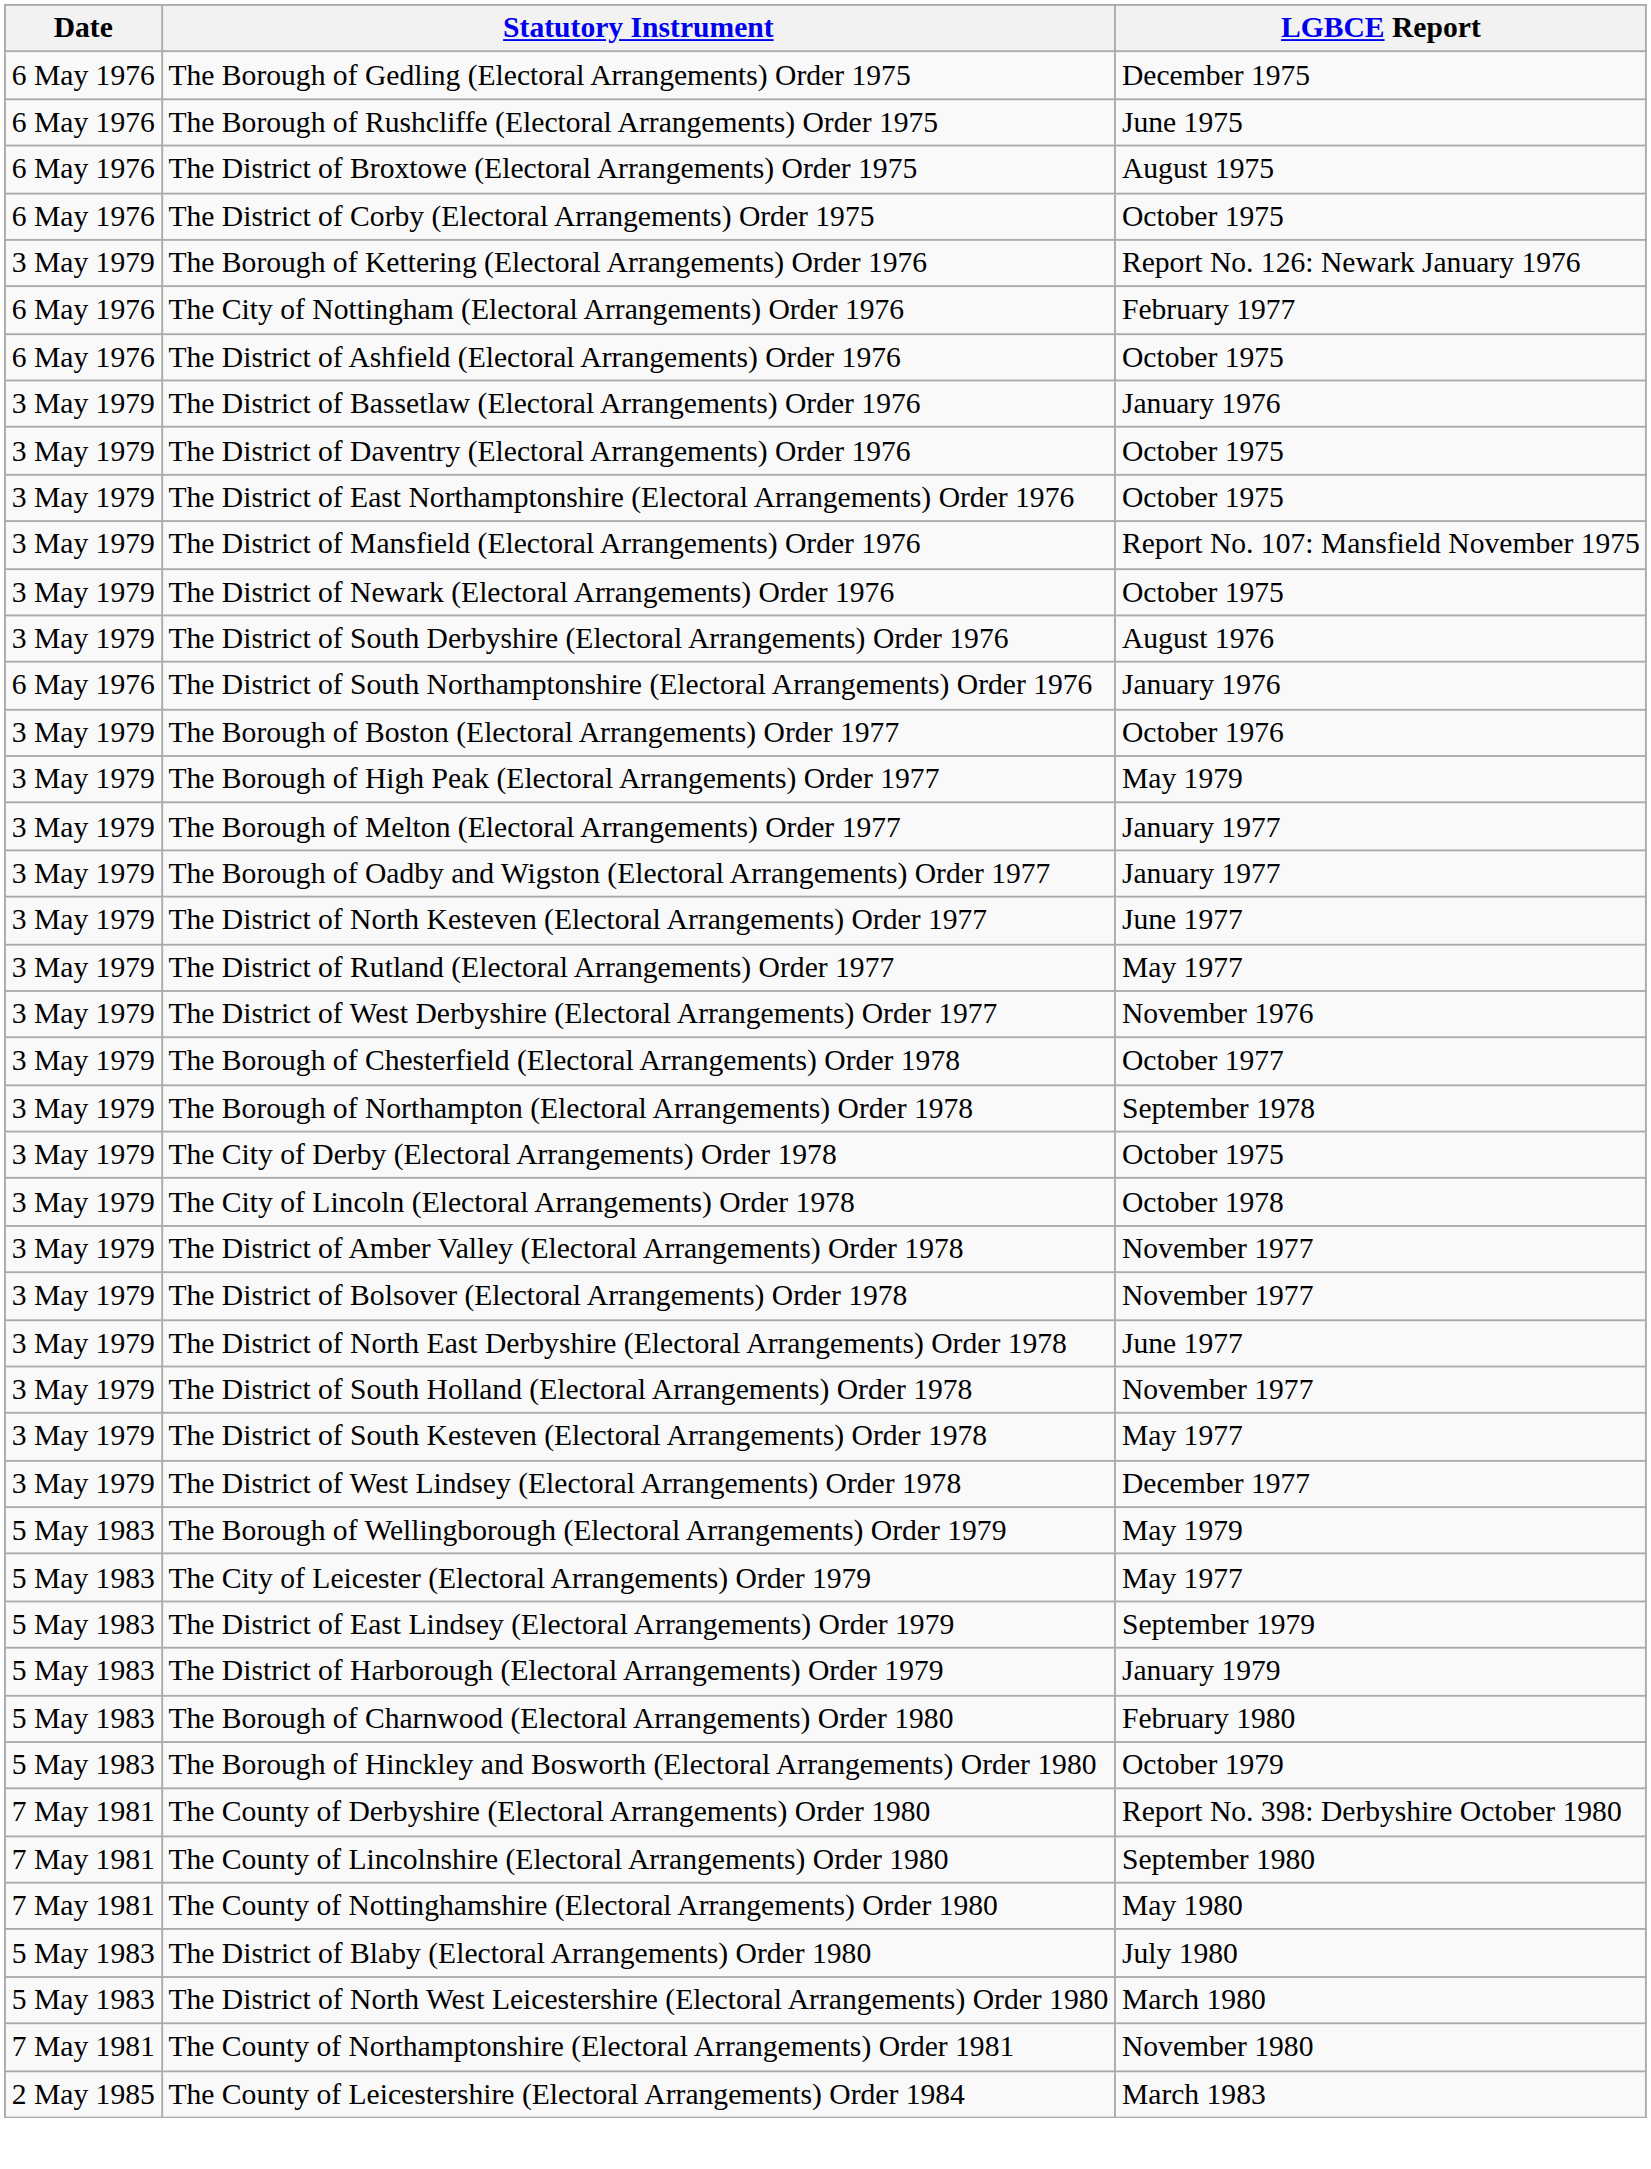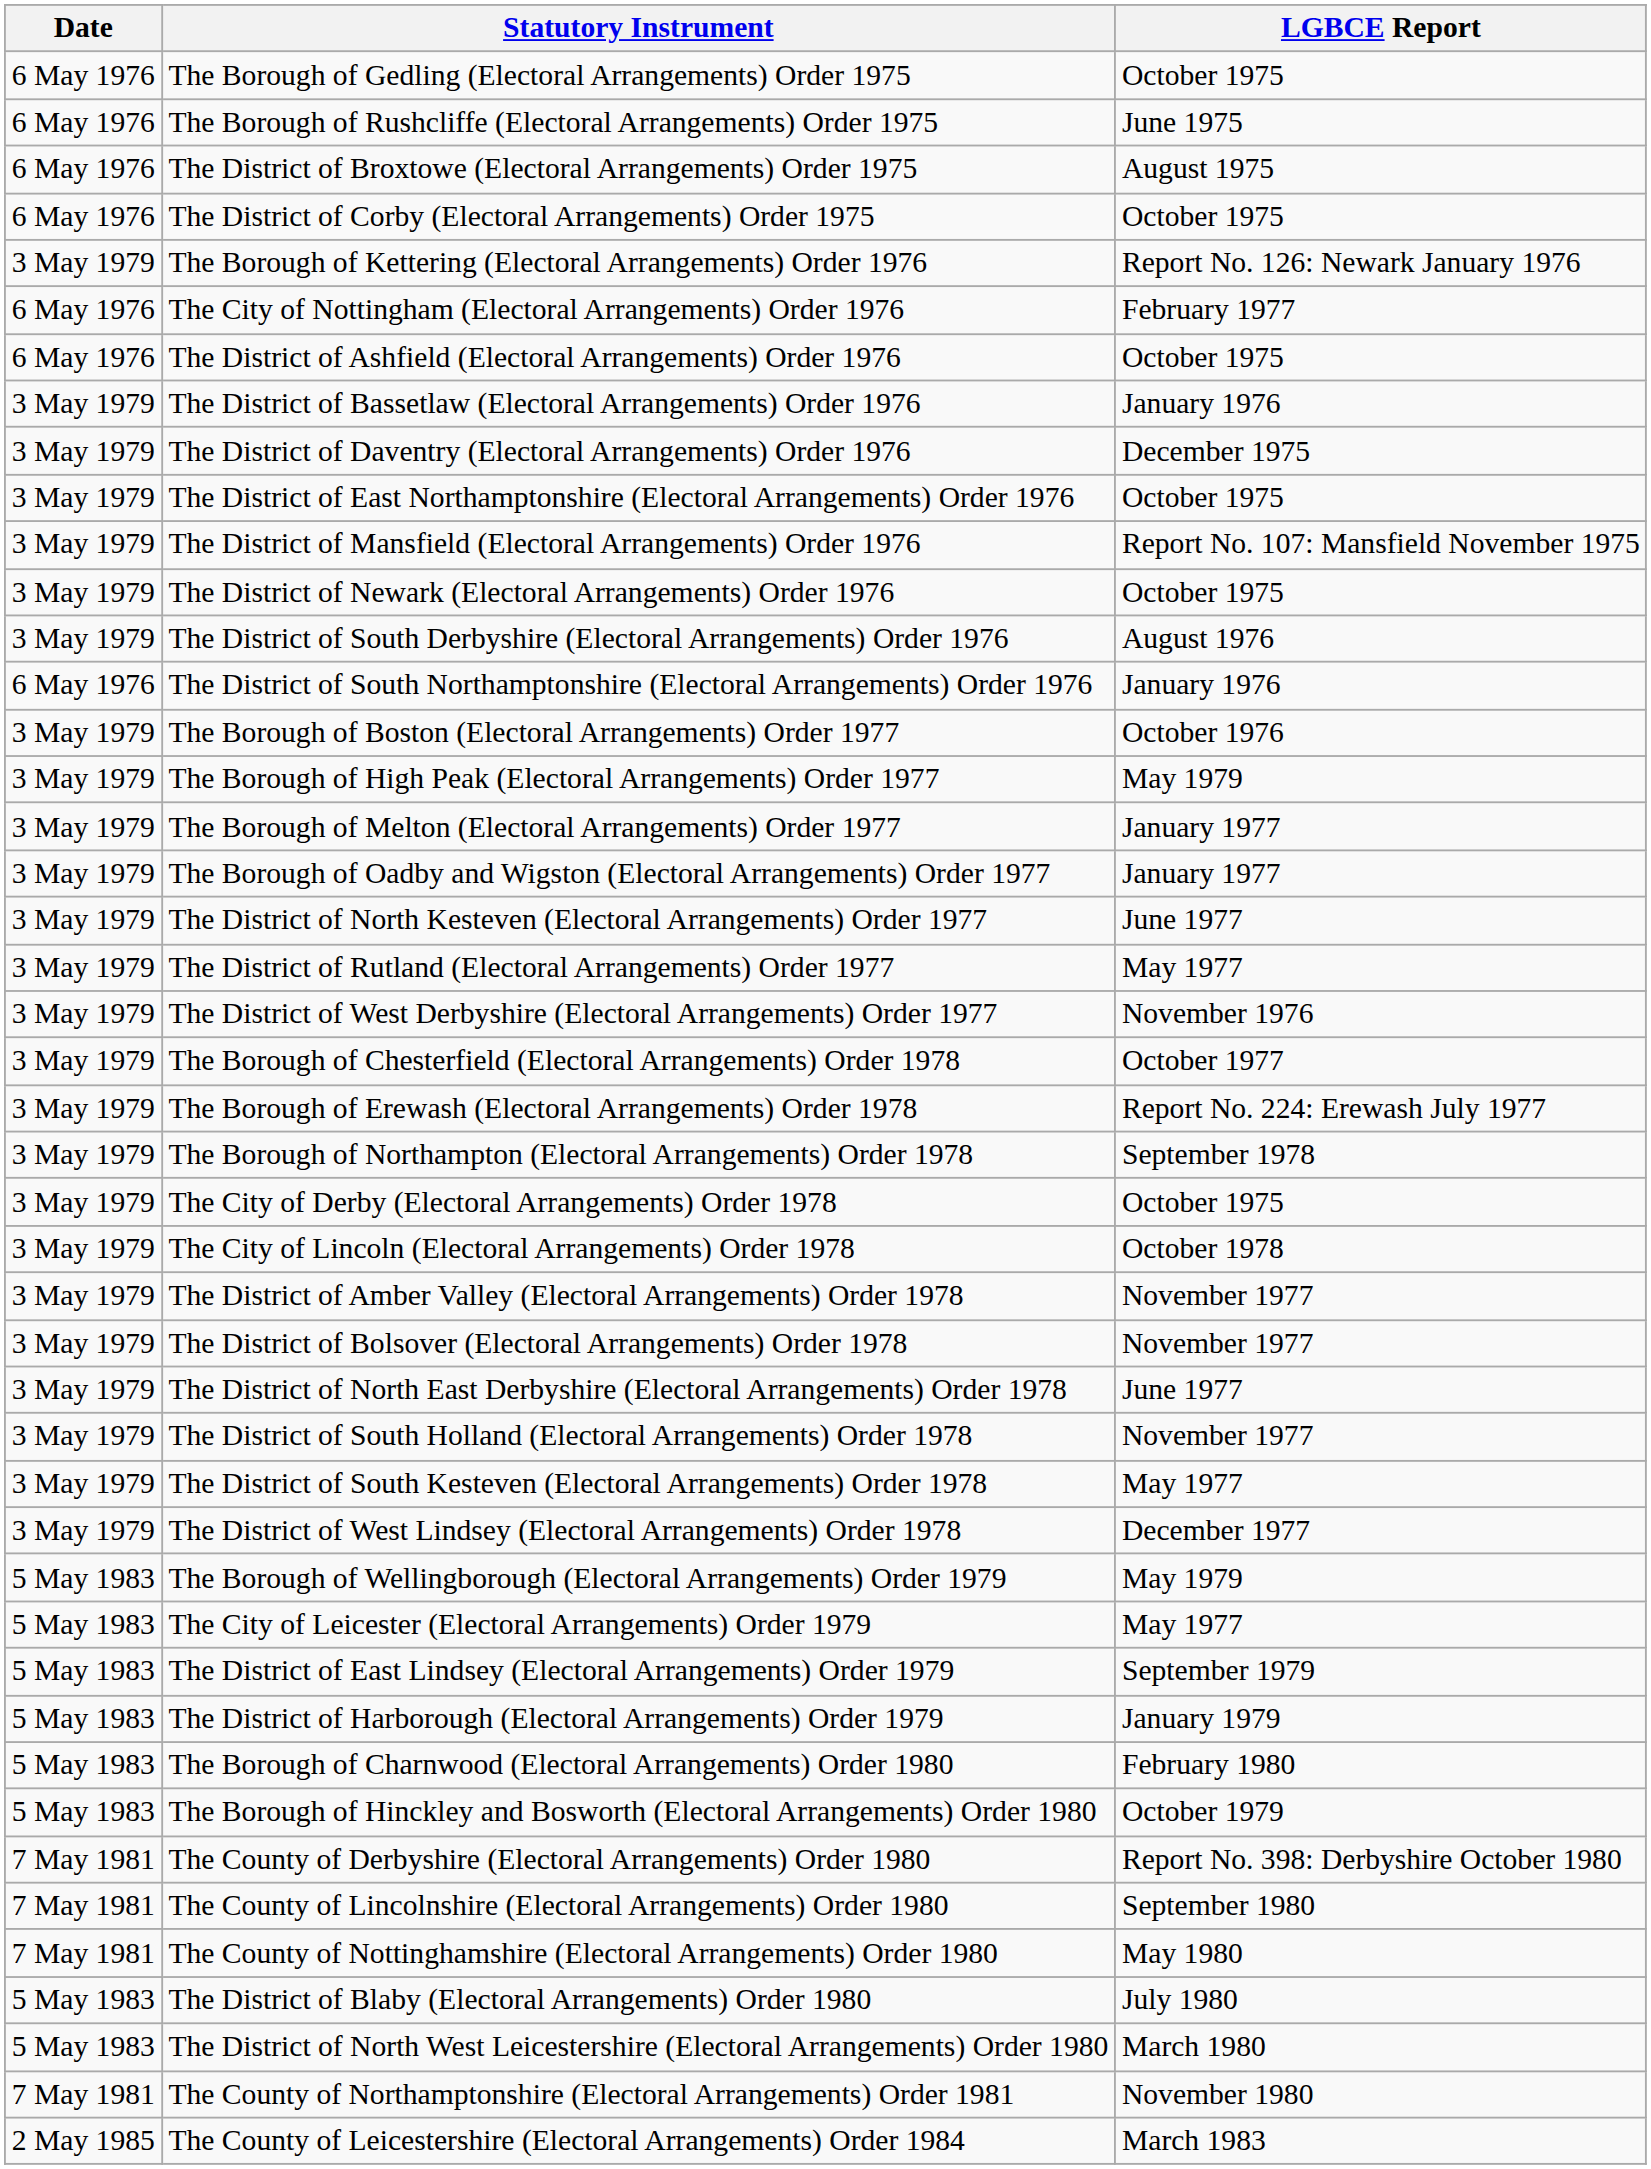(1216, 74) December 1975 -> (1203, 74) October 1975
(1203, 450) October 1975 -> (1216, 450) December 1975
+ row: (543, 1107)
